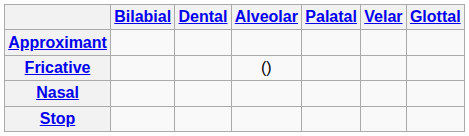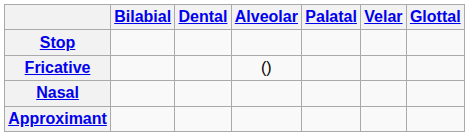rows swapped: (58, 118) <-> (58, 42)
